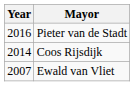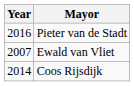rows swapped: (70, 52) <-> (76, 71)
